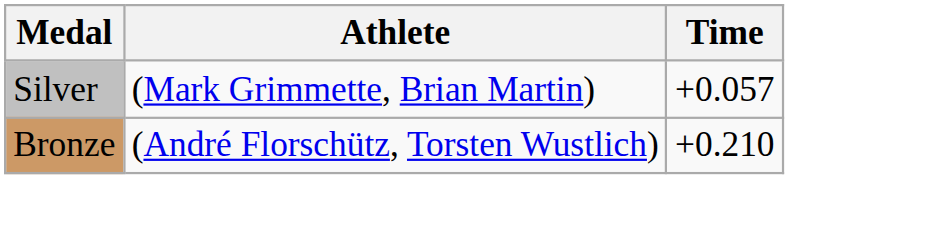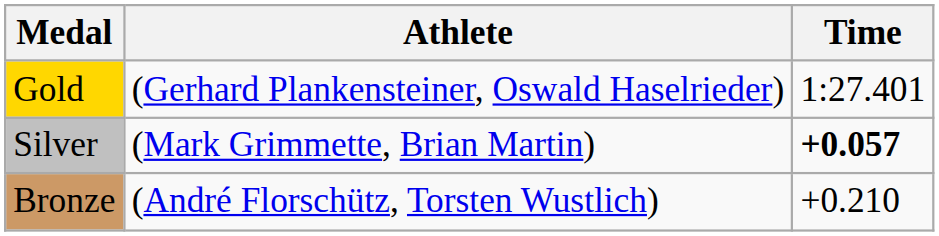+ row: (49, 88)
(725, 88) normal -> (850, 144) bold
